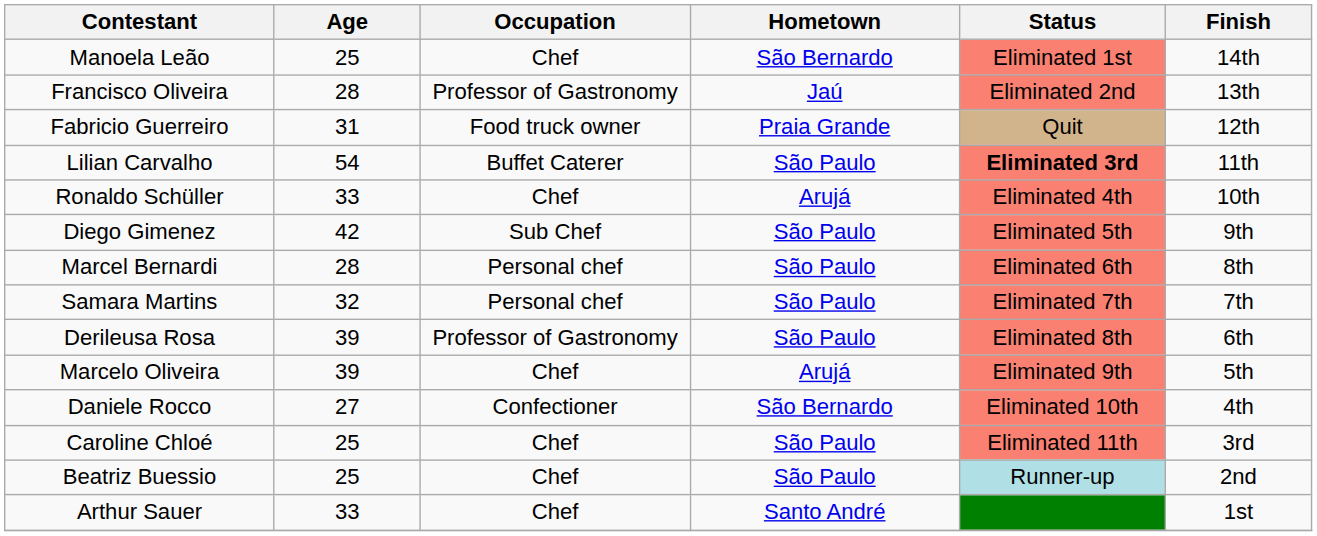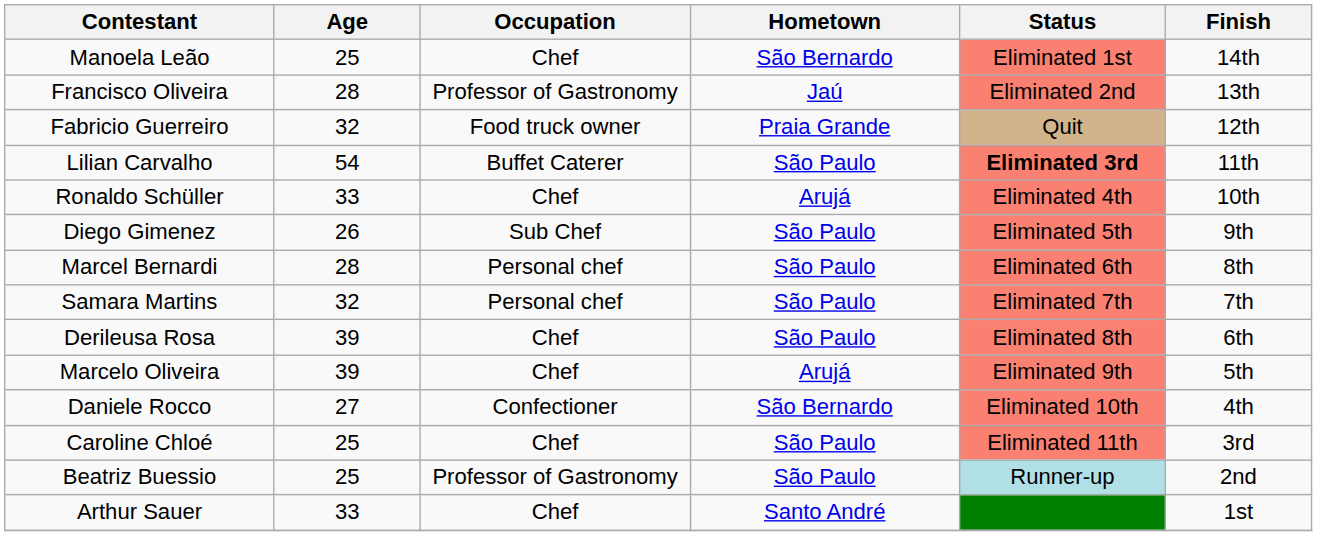(347, 127) 31 -> (347, 127) 32
(347, 232) 42 -> (347, 232) 26
(555, 337) Professor of Gastronomy -> (555, 337) Chef
(555, 477) Chef -> (555, 477) Professor of Gastronomy
